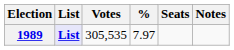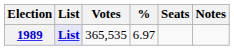(106, 34) 305,535 -> (106, 34) 365,535
(144, 34) 7.97 -> (144, 34) 6.97
